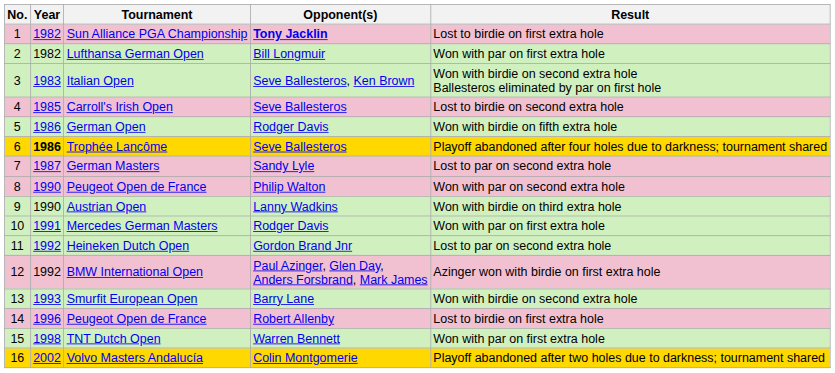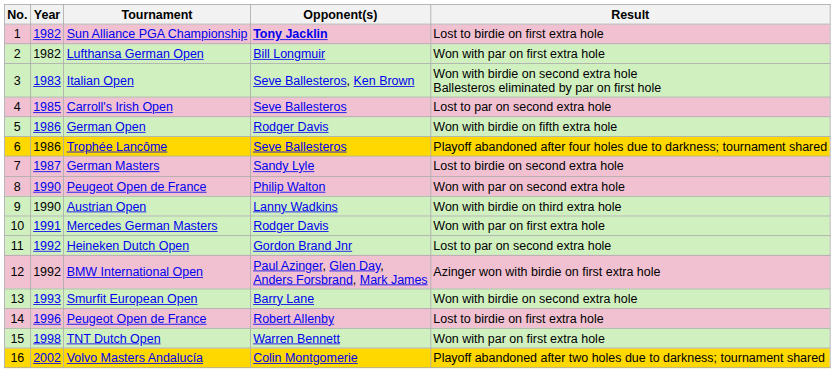(529, 107) Lost to birdie on second extra hole -> (522, 107) Lost to par on second extra hole
(47, 147) bold -> (47, 147) normal
(522, 167) Lost to par on second extra hole -> (529, 167) Lost to birdie on second extra hole
